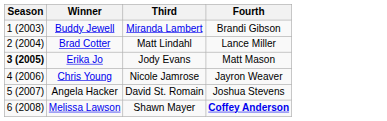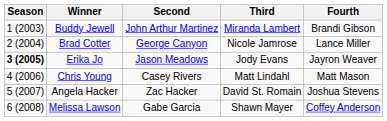+ column: (172, 12)
(164, 44) Matt Lindahl -> (262, 44) Nicole Jamrose
(249, 60) Matt Mason -> (343, 60) Jayron Weaver
(164, 76) Nicole Jamrose -> (262, 76) Matt Lindahl
(249, 76) Jayron Weaver -> (343, 76) Matt Mason
(249, 108) bold -> (343, 108) normal
